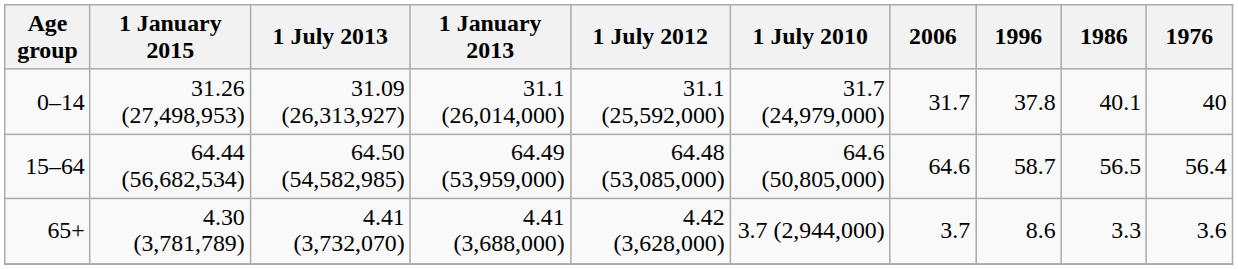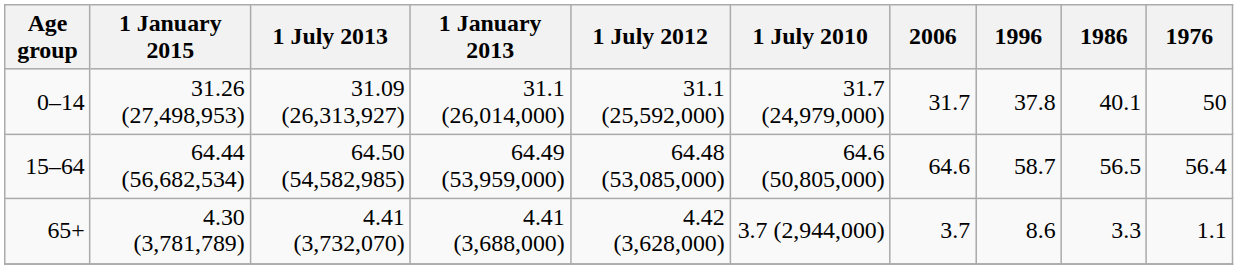(1215, 101) 40 -> (1215, 101) 50
(1212, 230) 3.6 -> (1212, 230) 1.1
